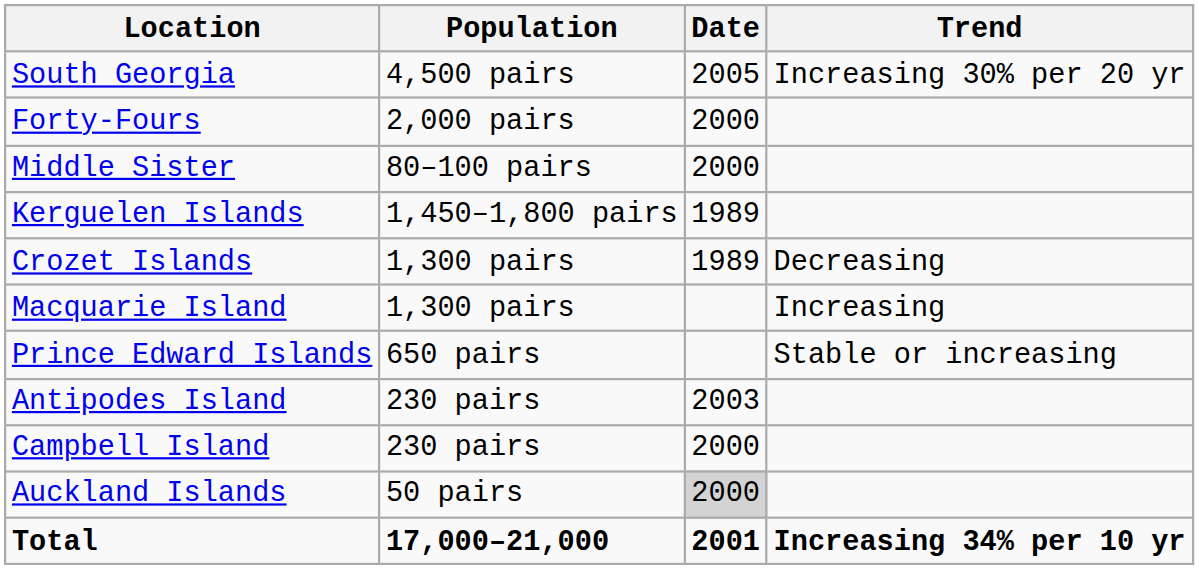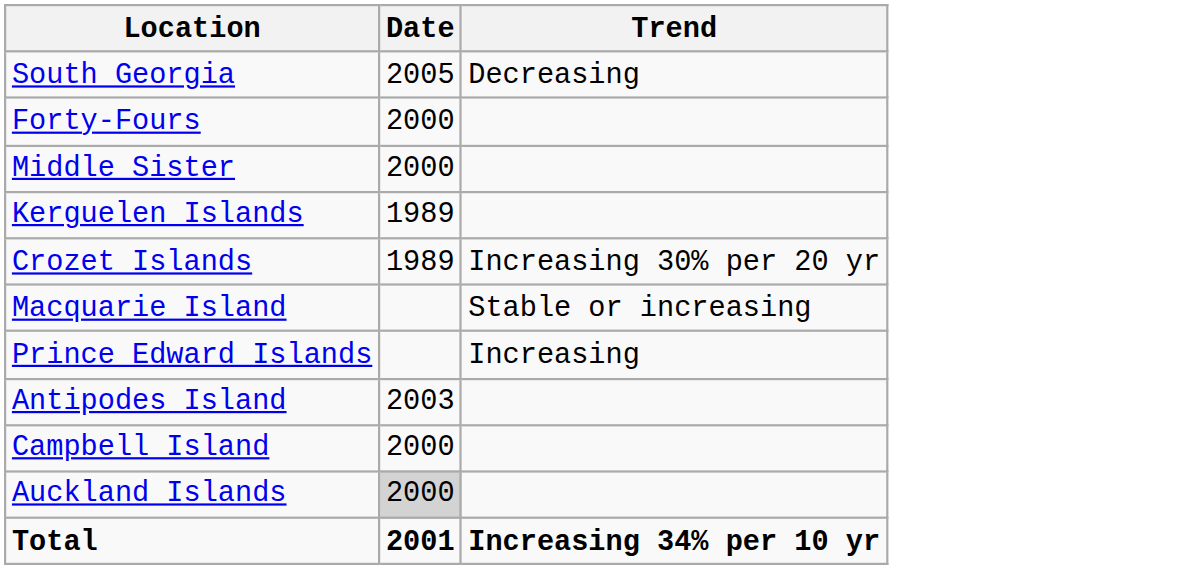- column: (532, 28)
(980, 75) Increasing 30% per 20 yr -> (554, 75) Decreasing
(859, 261) Decreasing -> (674, 261) Increasing 30% per 20 yr
(859, 308) Increasing -> (640, 308) Stable or increasing
(945, 355) Stable or increasing -> (554, 355) Increasing
